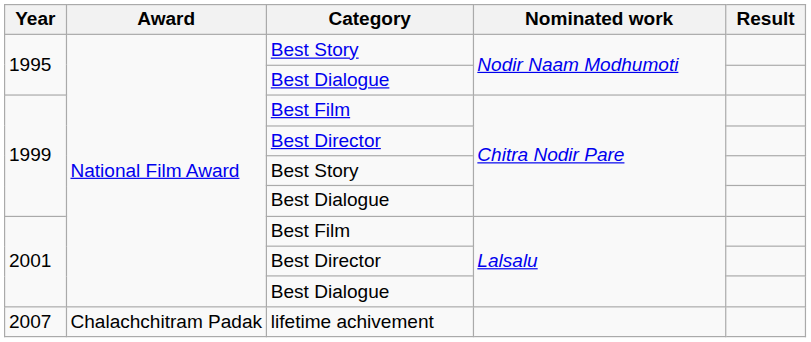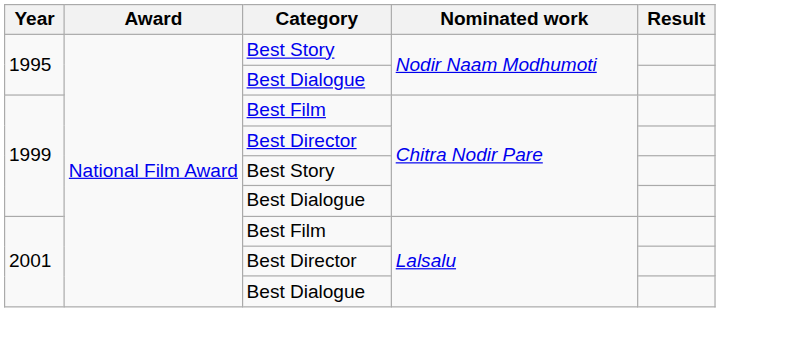- row: (30, 321)
